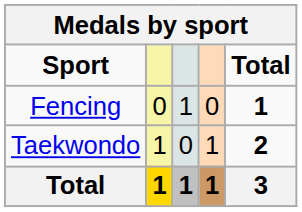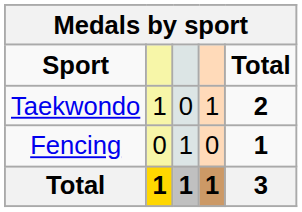rows swapped: (76, 105) <-> (76, 146)
